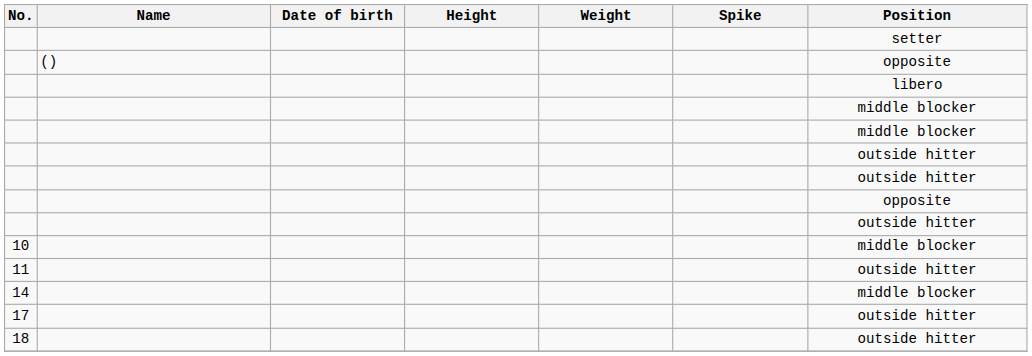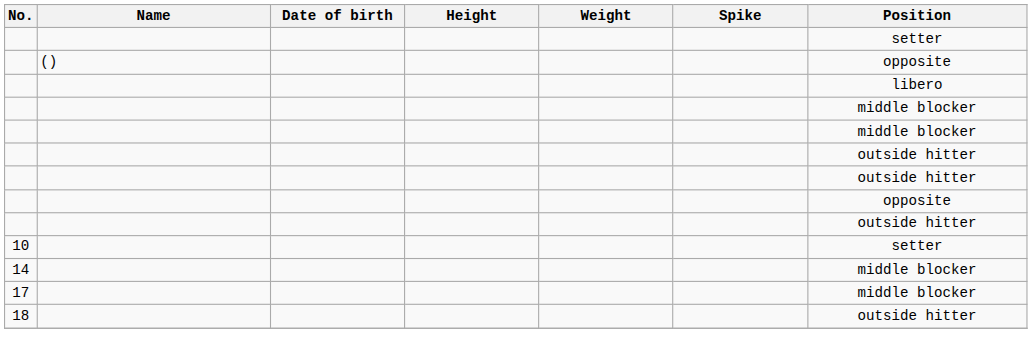(917, 247) middle blocker -> (917, 247) setter
- row: (21, 270)
(917, 316) outside hitter -> (917, 293) middle blocker
